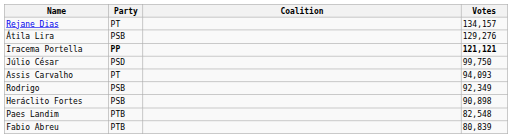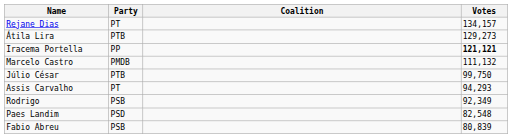(118, 37) PSB -> (118, 37) PTB
(480, 37) 129,276 -> (480, 37) 129,273
(115, 50) bold -> (115, 50) normal
+ row: (40, 62)
(118, 62) PSD -> (118, 75) PTB
(477, 75) 94,093 -> (477, 88) 94,293
- row: (44, 101)
(118, 114) PTB -> (118, 114) PSD
(118, 127) PTB -> (118, 127) PSB
